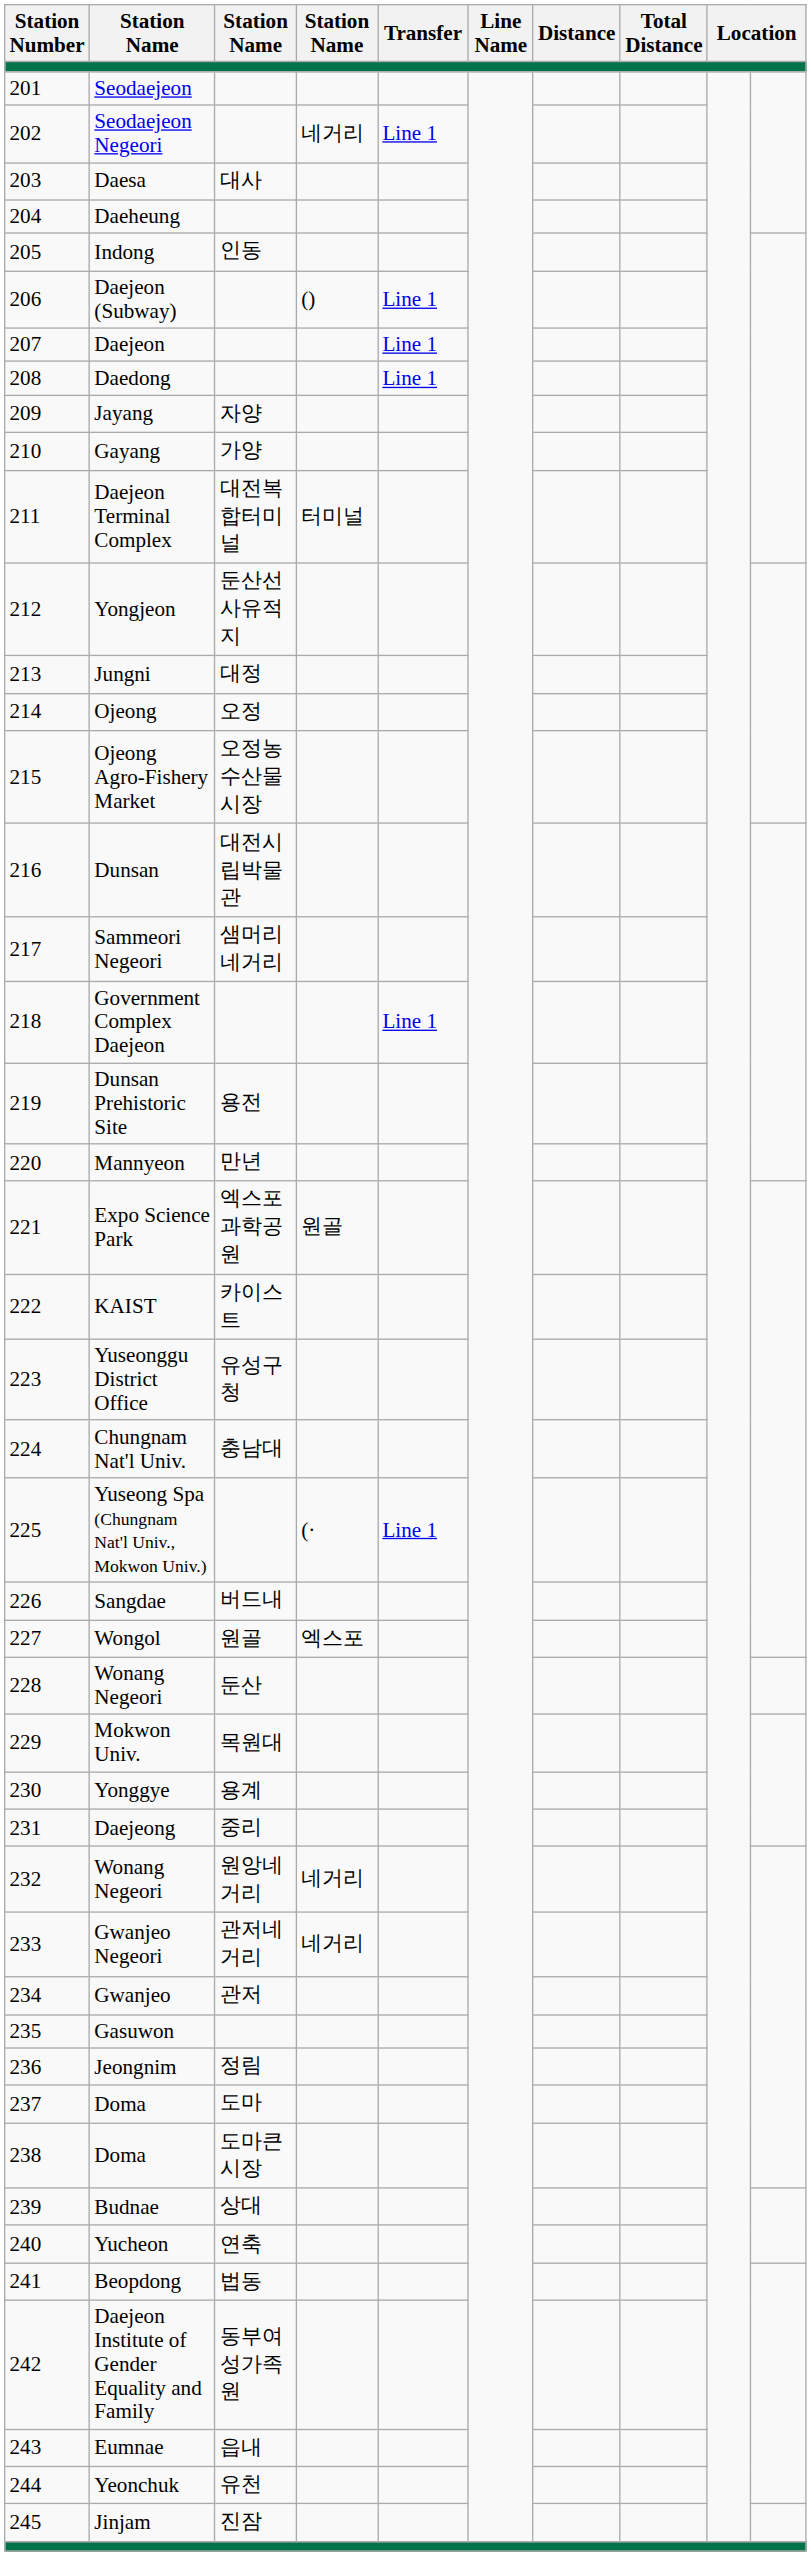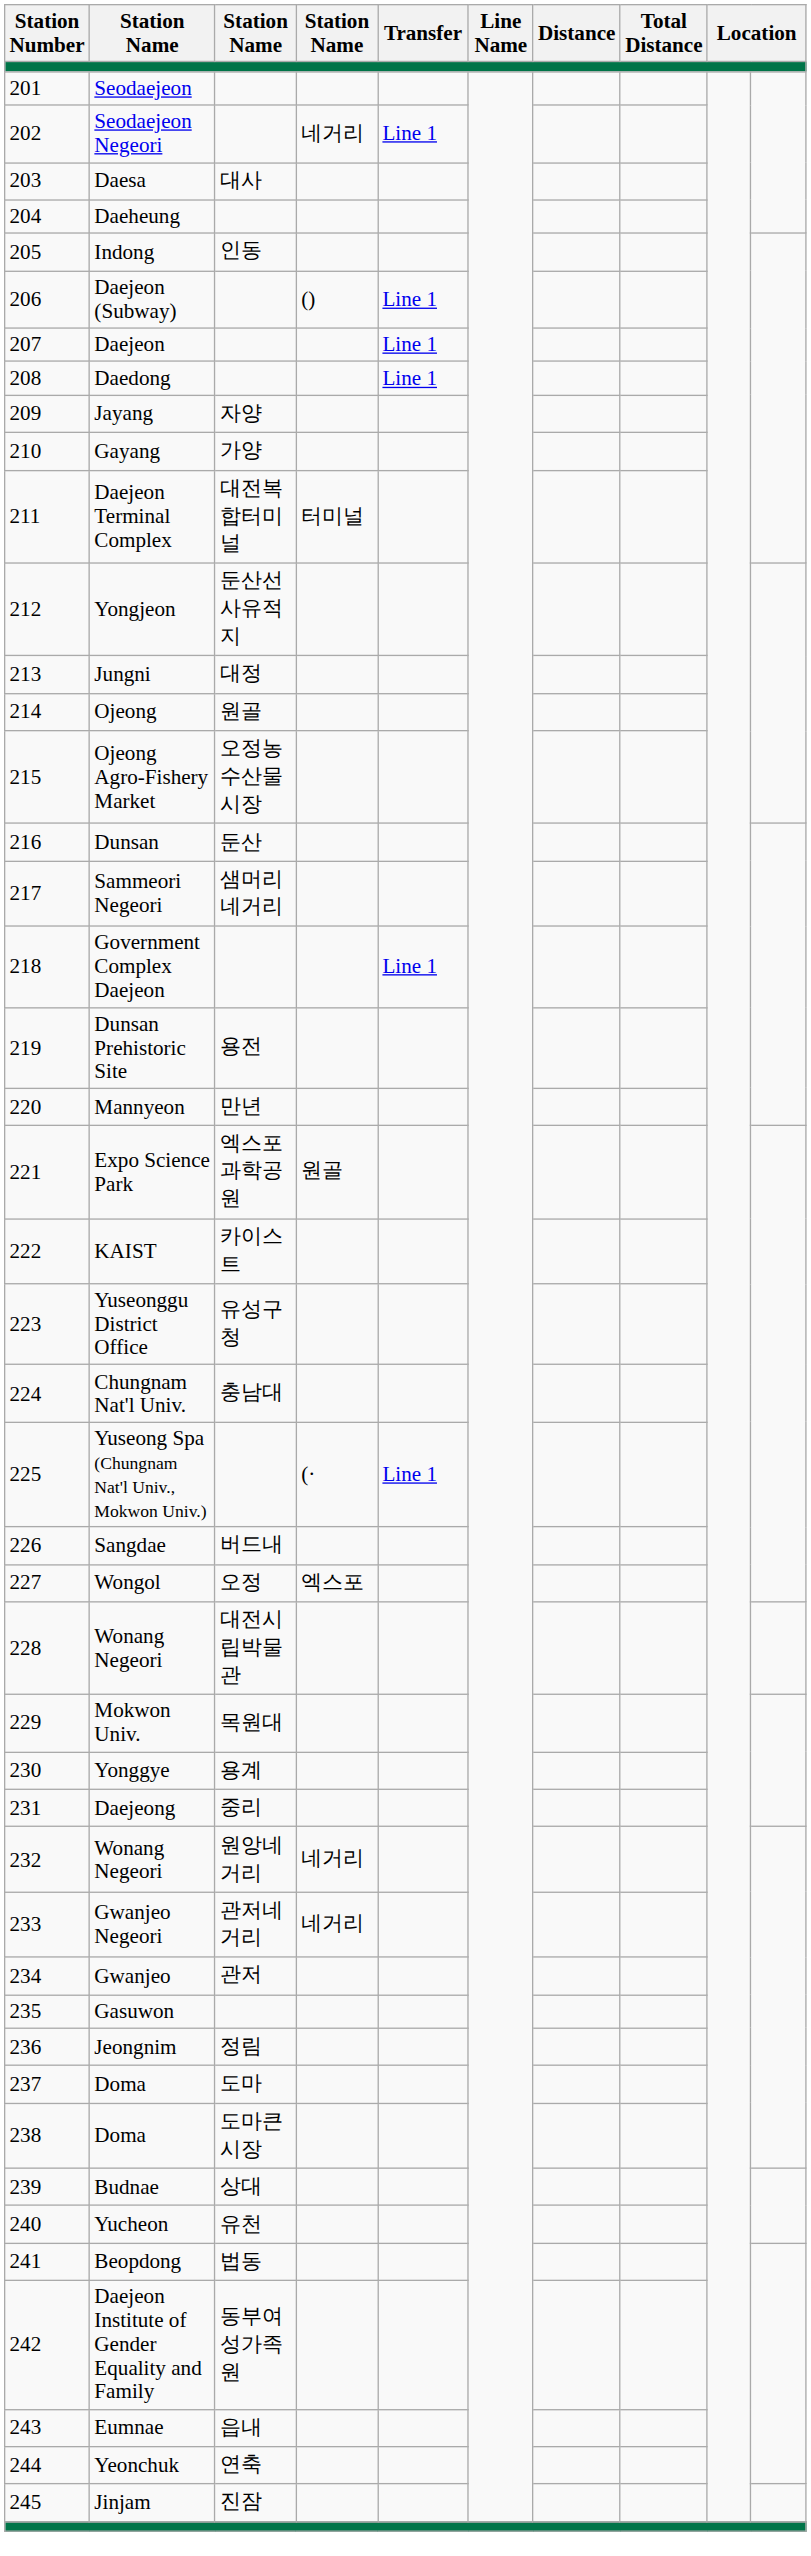(241, 711) 오정 -> (241, 711) 원골
(252, 869) 대전시립박물관 -> (241, 841) 둔산
(241, 1637) 원골 -> (241, 1582) 오정
(241, 1684) 둔산 -> (252, 1647) 대전시립박물관
(241, 2243) 연축 -> (241, 2223) 유천
(241, 2484) 유천 -> (241, 2464) 연축
